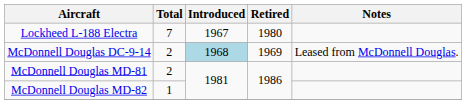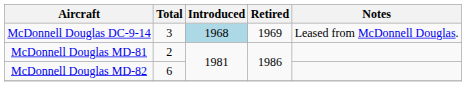- row: (79, 33)
(169, 52) 2 -> (169, 33) 3
(169, 90) 1 -> (169, 71) 6
